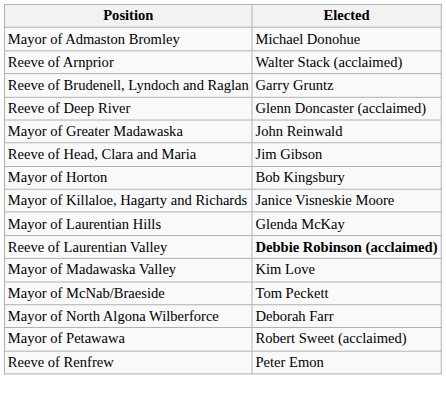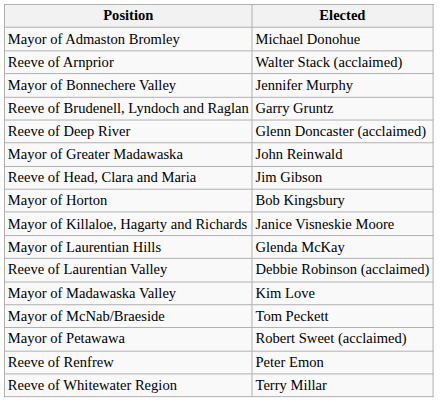+ row: (92, 85)
(347, 246) bold -> (342, 270) normal
- row: (113, 316)
+ row: (92, 385)
